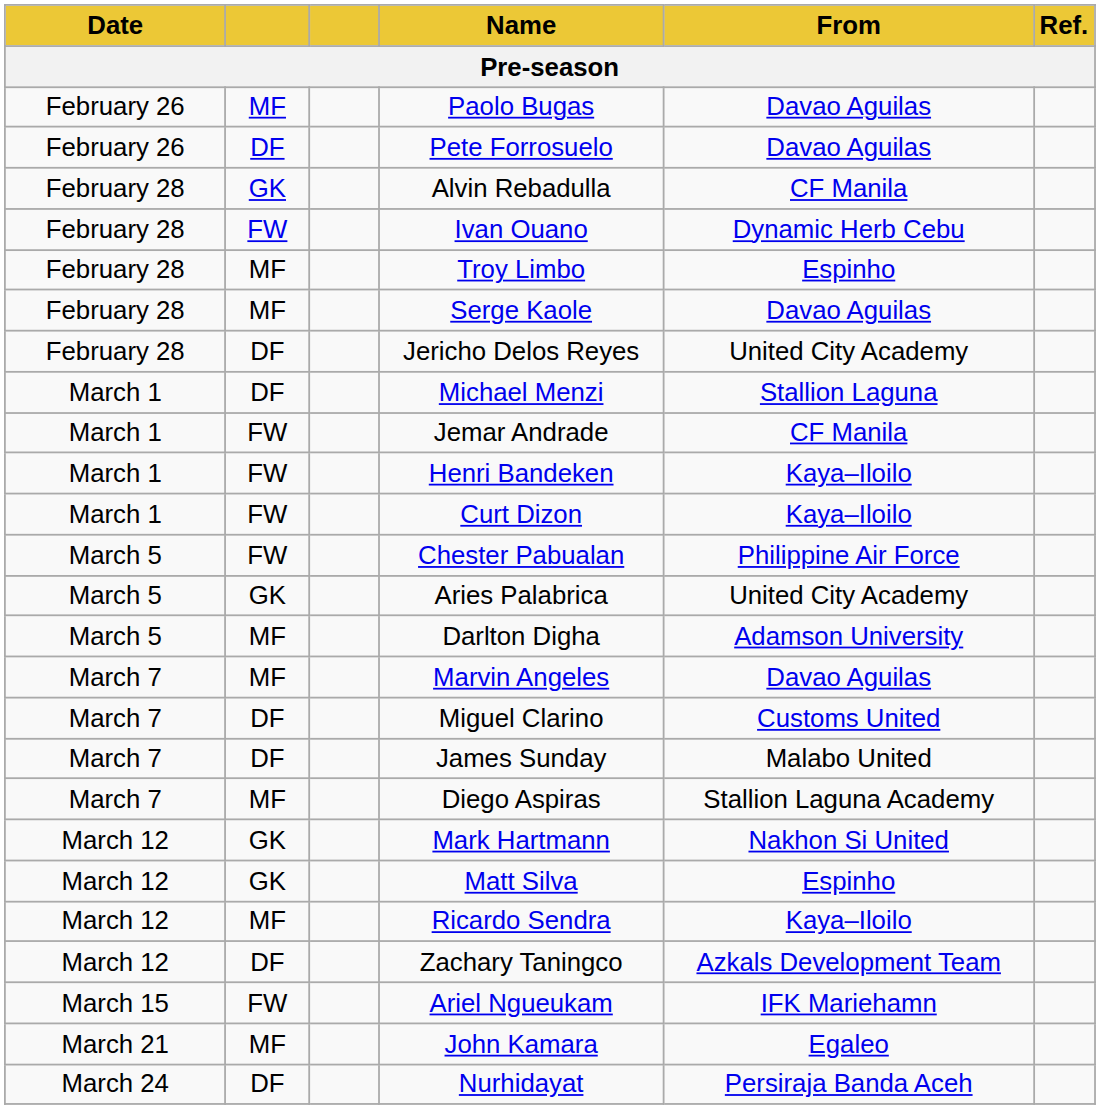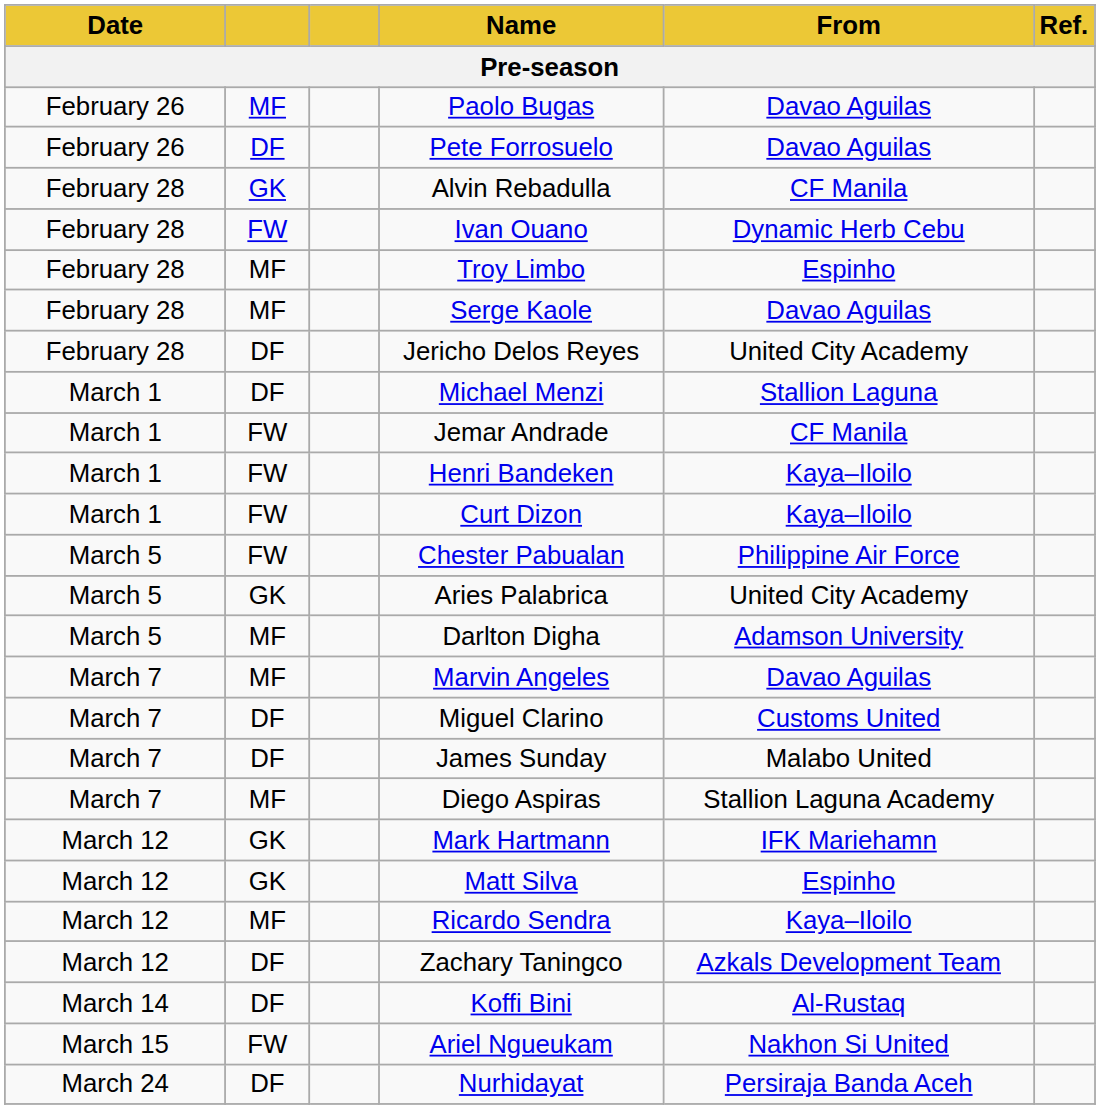(849, 840) Nakhon Si United -> (849, 840) IFK Mariehamn
+ row: (521, 1003)
(849, 1003) IFK Mariehamn -> (849, 1044) Nakhon Si United
- row: (521, 1044)
